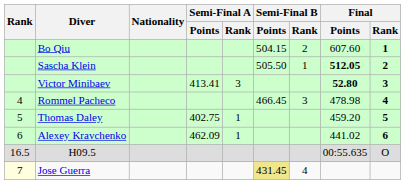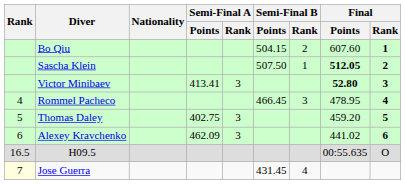(271, 65) 505.50 -> (271, 65) 507.50
(345, 100) 478.98 -> (345, 100) 478.95
(238, 118) 1 -> (238, 118) 3
(238, 135) 1 -> (238, 135) 3
(271, 170) khaki background -> (271, 170) no background
